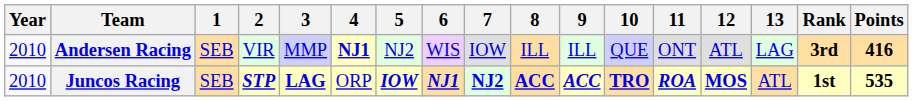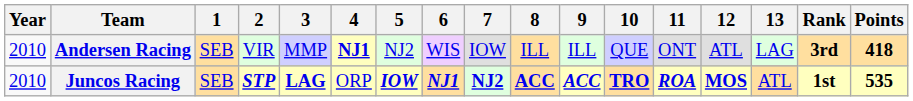(879, 49) 416 -> (879, 49) 418
